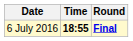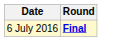- column: (76, 12)
